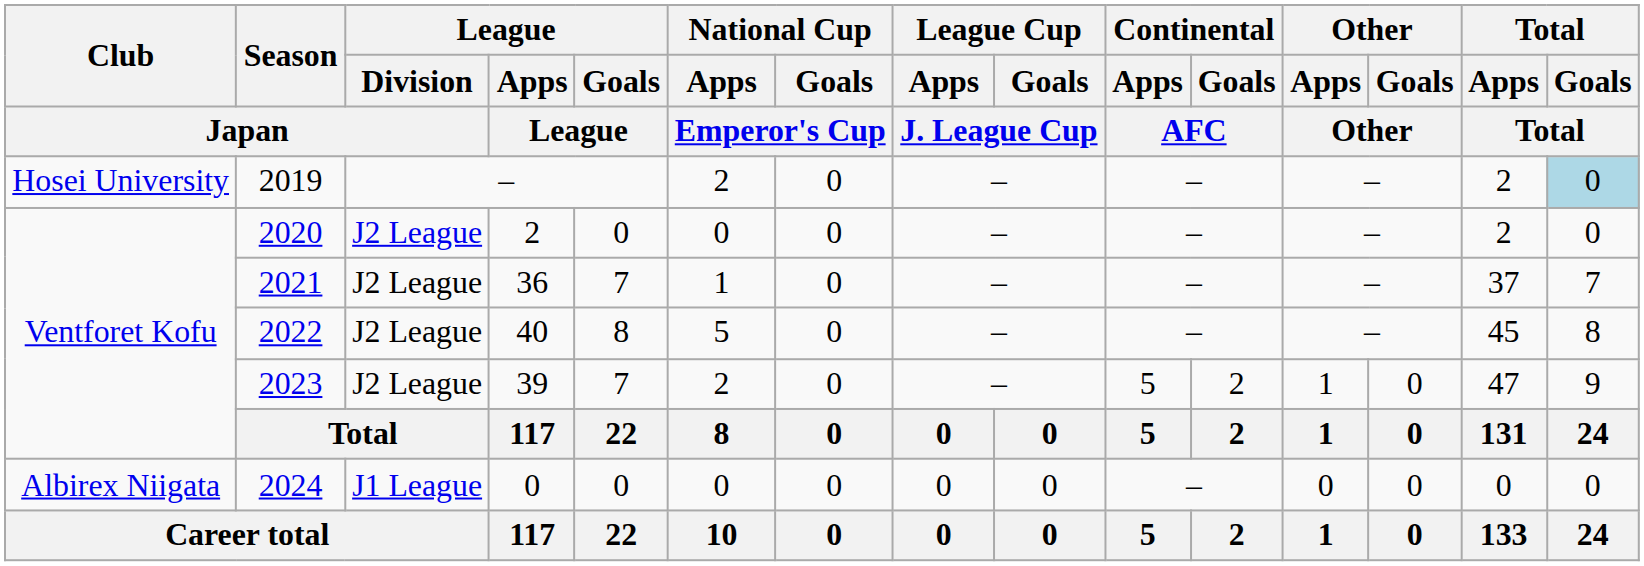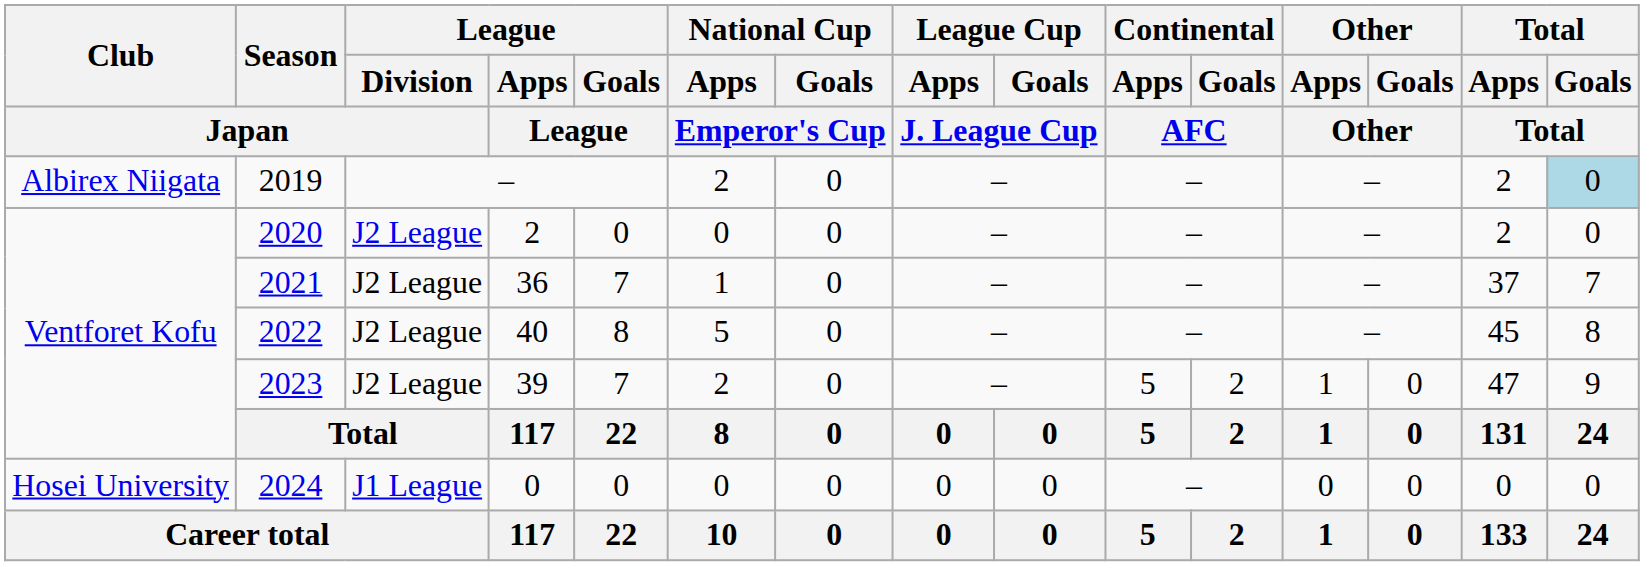(121, 181) Hosei University -> (121, 181) Albirex Niigata
(121, 484) Albirex Niigata -> (121, 484) Hosei University
